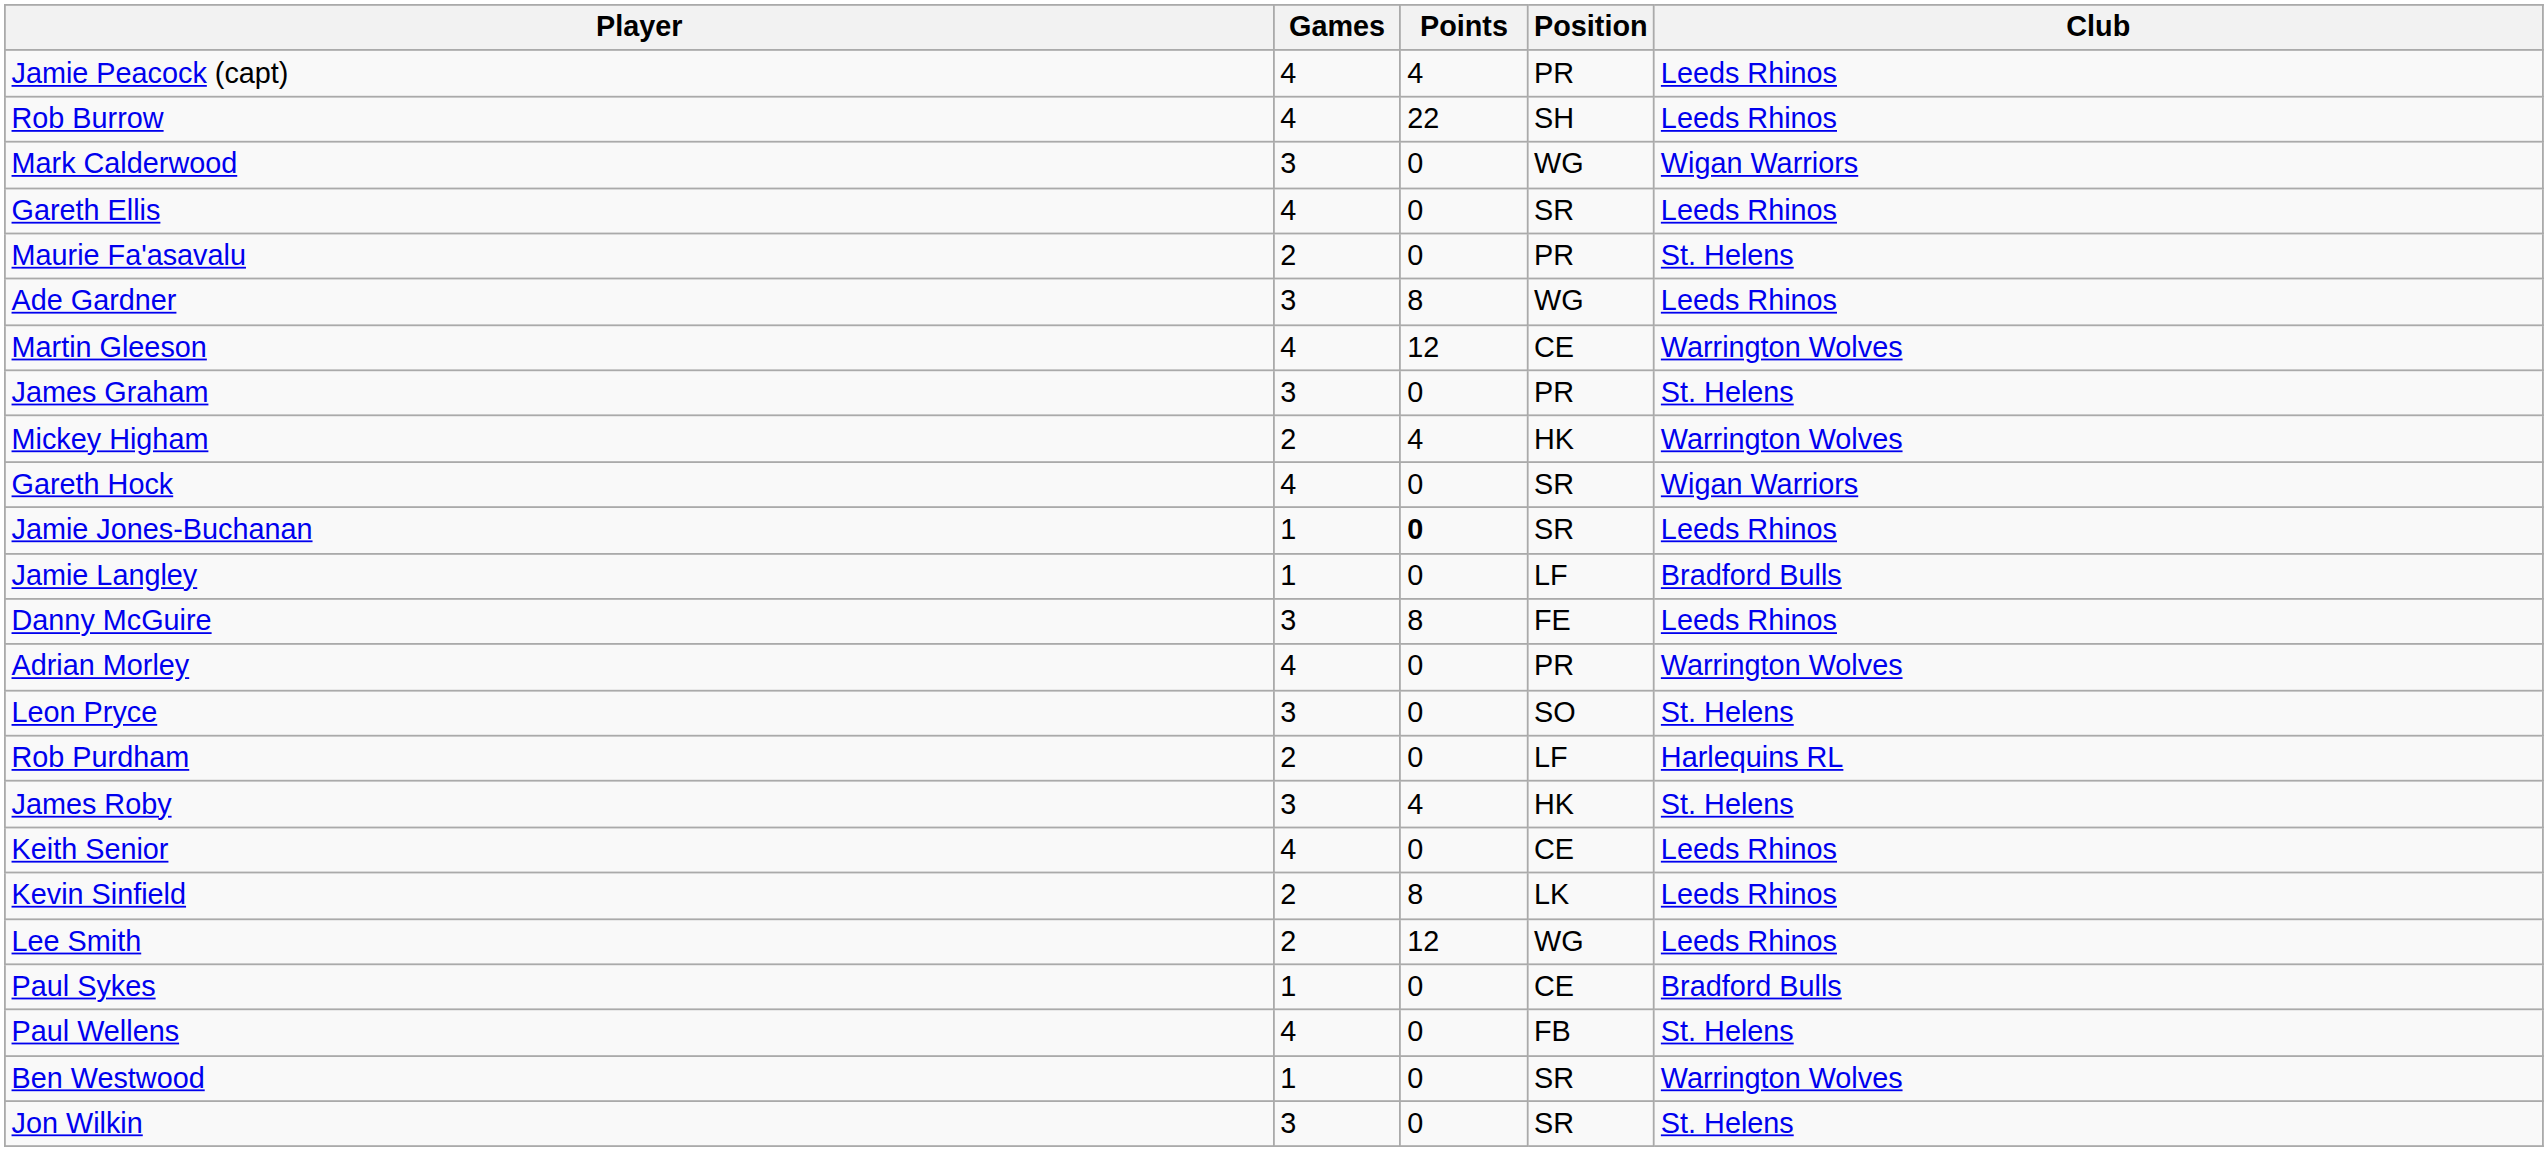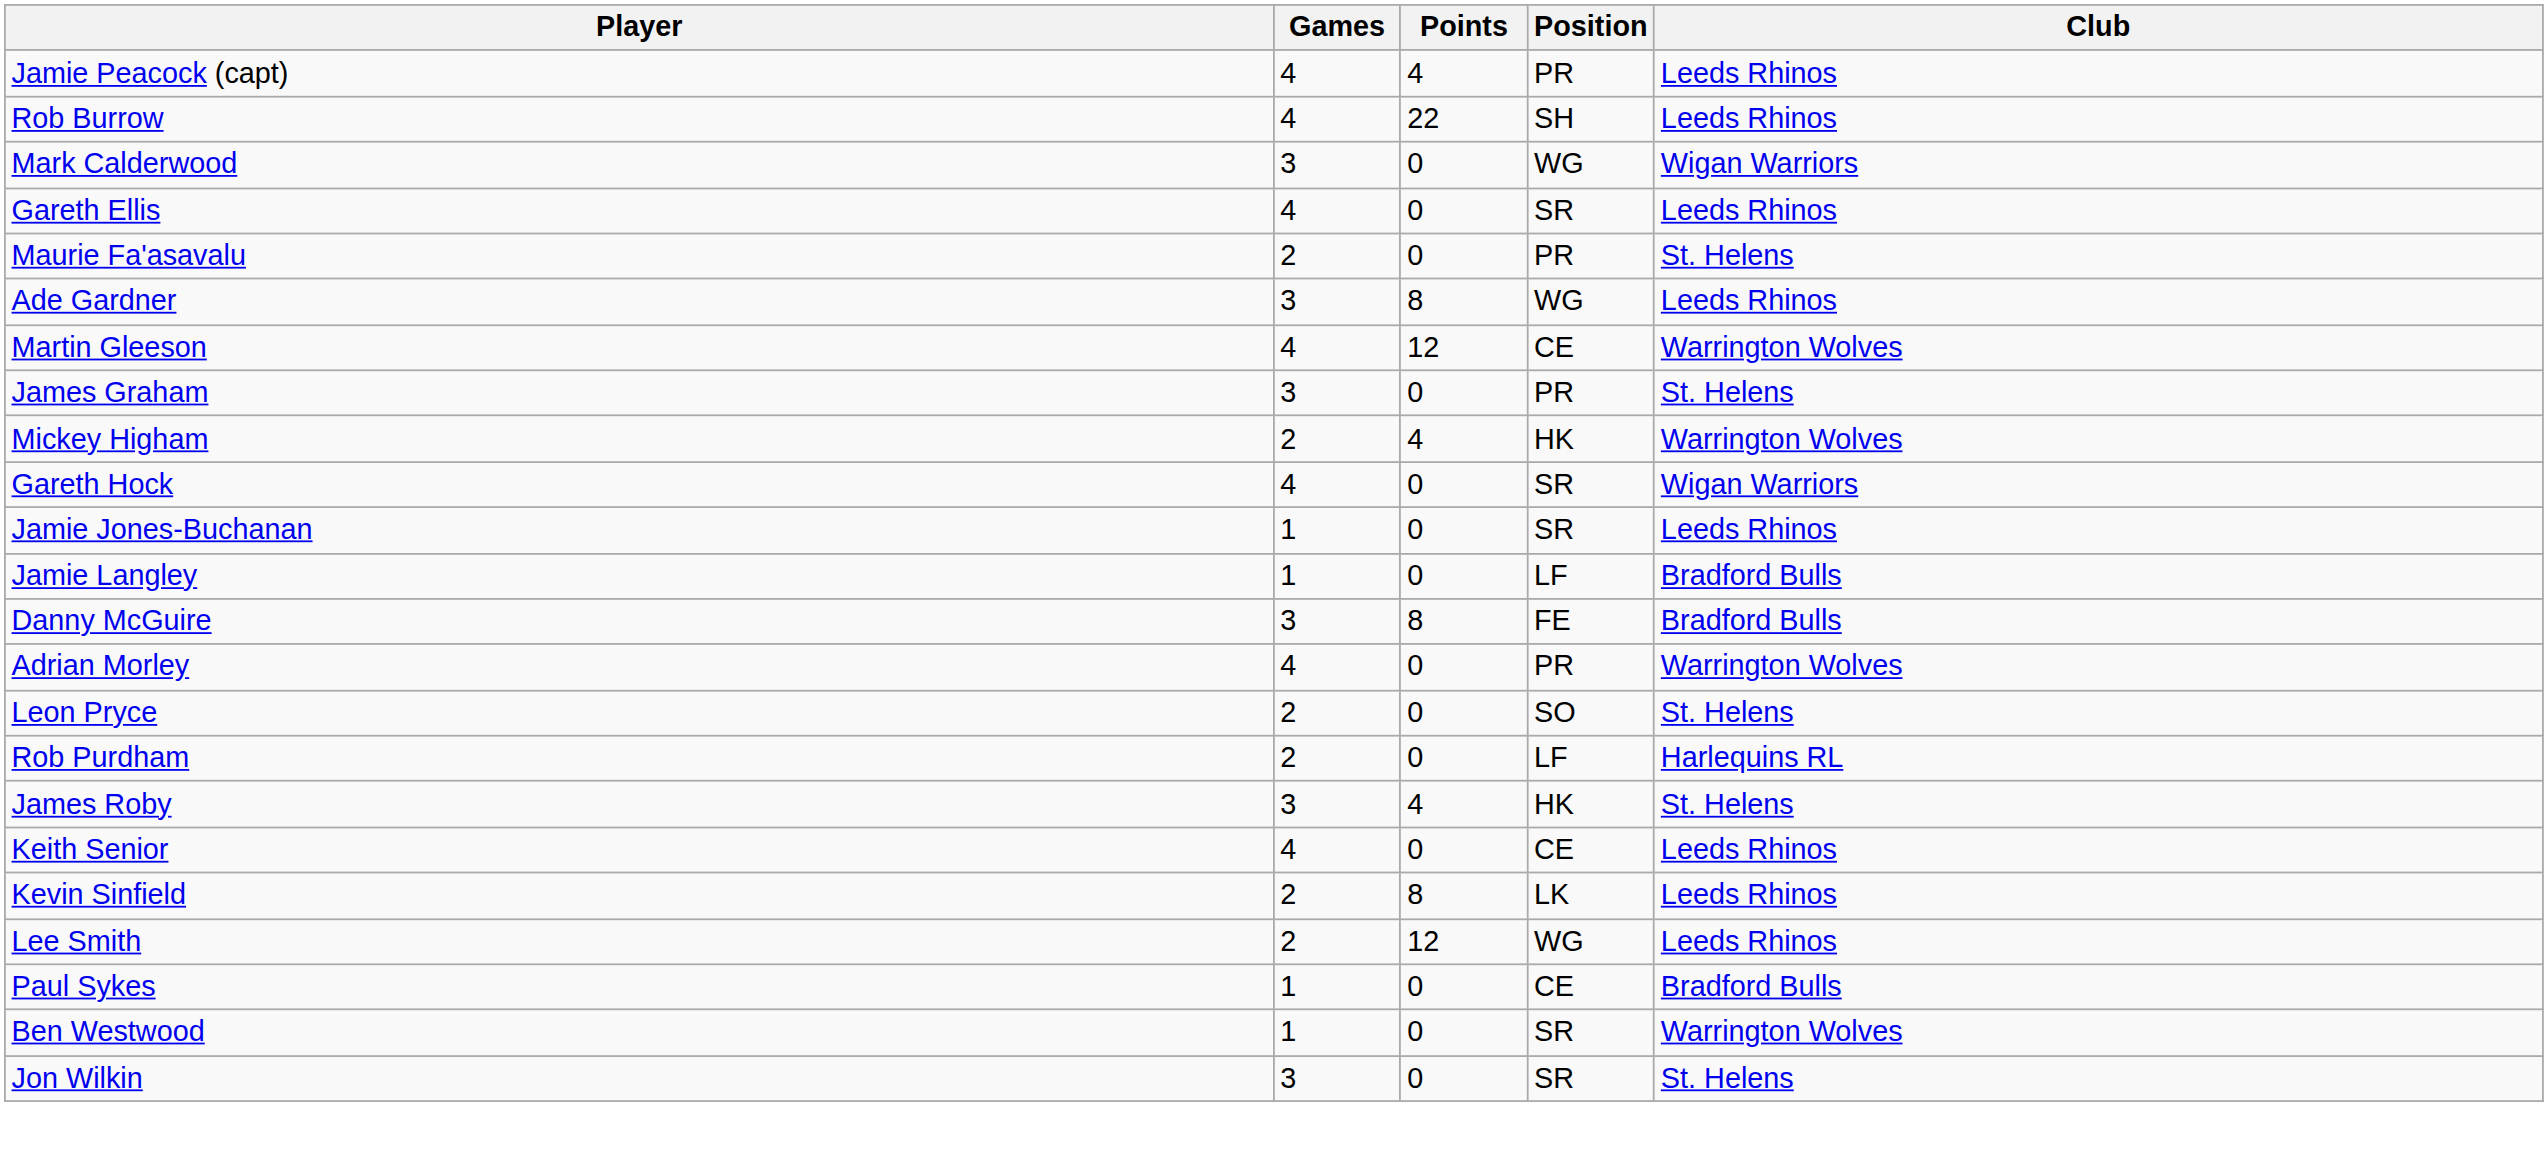(1415, 529) bold -> (1415, 529) normal
(1749, 621) Leeds Rhinos -> (1751, 621) Bradford Bulls
(1288, 712) 3 -> (1288, 712) 2
- row: (95, 1032)
